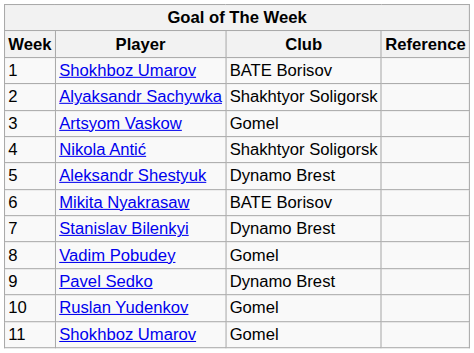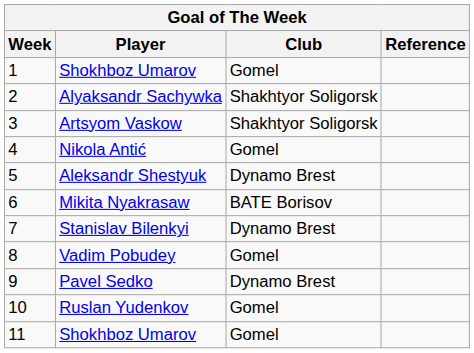(281, 70) BATE Borisov -> (254, 70) Gomel
(254, 123) Gomel -> (304, 123) Shakhtyor Soligorsk
(304, 149) Shakhtyor Soligorsk -> (254, 149) Gomel
